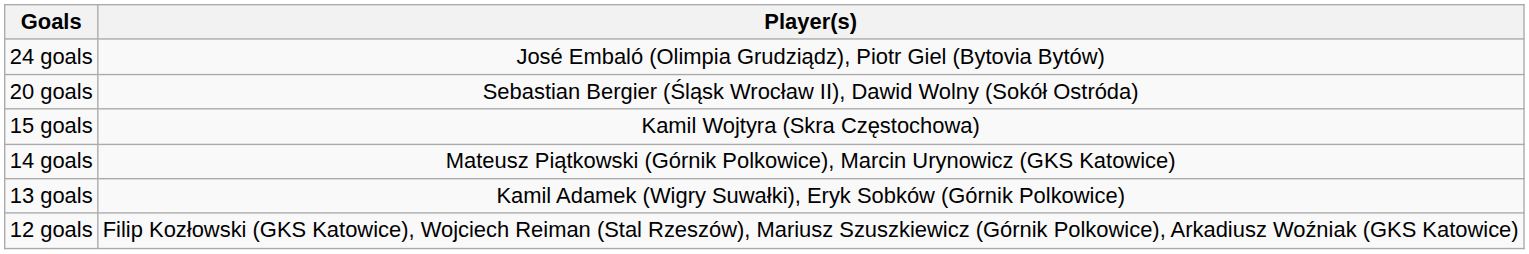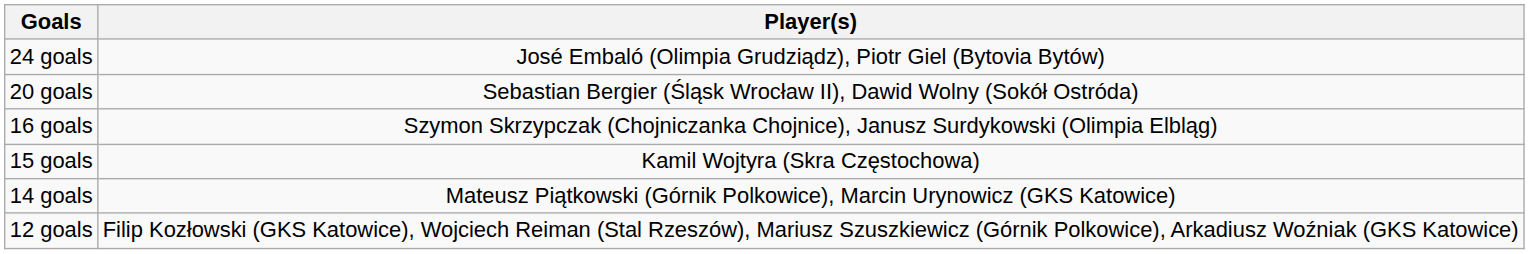+ row: (51, 126)
- row: (51, 195)
